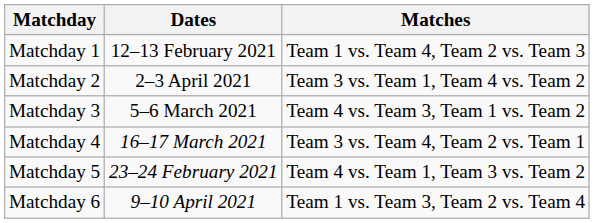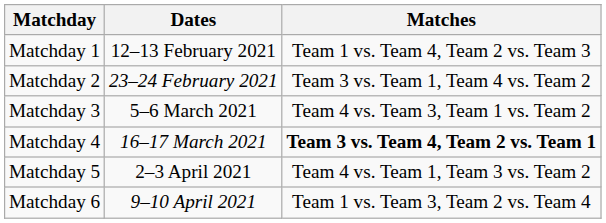(193, 80) 2–3 April 2021 -> (193, 80) 23–24 February 2021
(436, 141) normal -> (441, 141) bold
(193, 171) 23–24 February 2021 -> (193, 171) 2–3 April 2021
